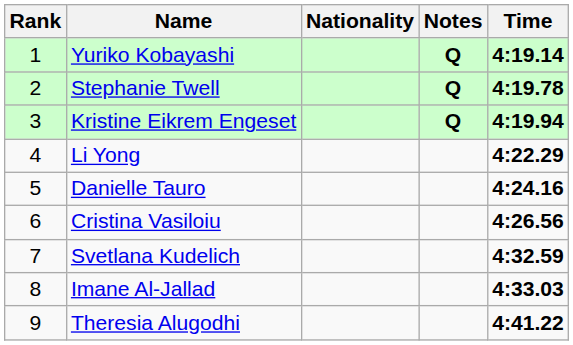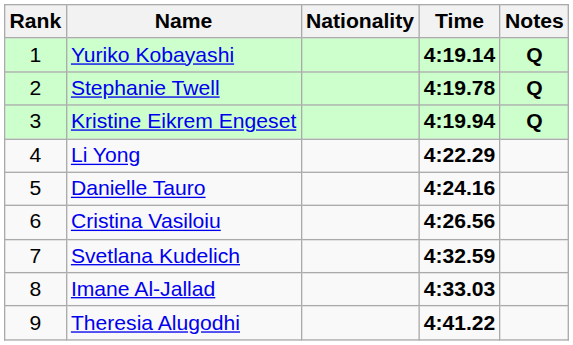columns swapped: (528, 21) <-> (453, 21)
